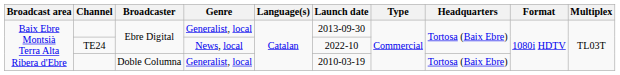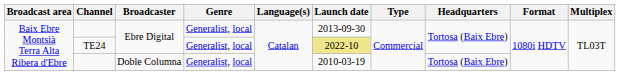(219, 45) News, local -> (219, 45) Generalist, local
(342, 45) no background -> (342, 45) khaki background
